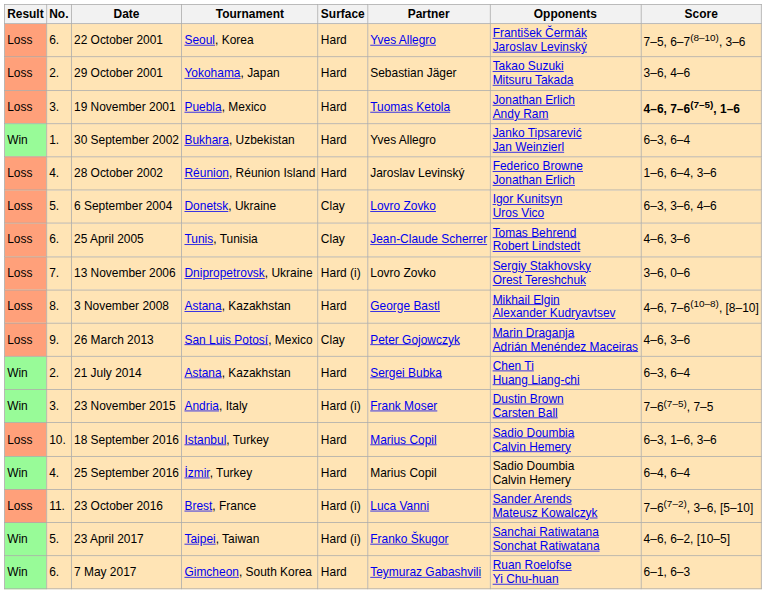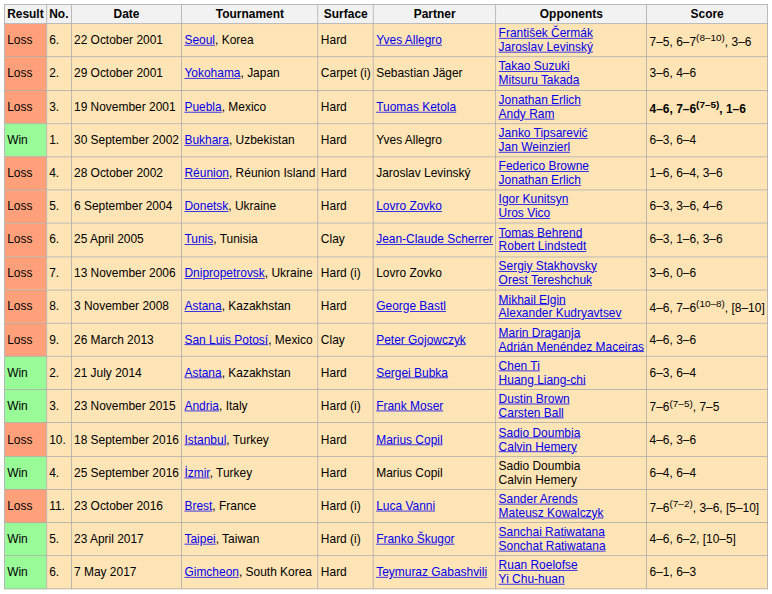(334, 73) Hard -> (346, 73) Carpet (i)
(333, 206) Clay -> (334, 206) Hard
(667, 239) 4–6, 3–6 -> (686, 239) 6–3, 1–6, 3–6
(680, 439) 6–3, 1–6, 3–6 -> (673, 439) 4–6, 3–6
